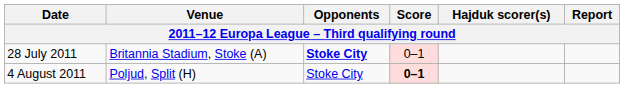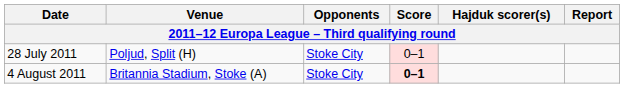(188, 54) Britannia Stadium, Stoke (A) -> (153, 54) Poljud, Split (H)
(337, 54) bold -> (335, 54) normal
(153, 74) Poljud, Split (H) -> (188, 74) Britannia Stadium, Stoke (A)
